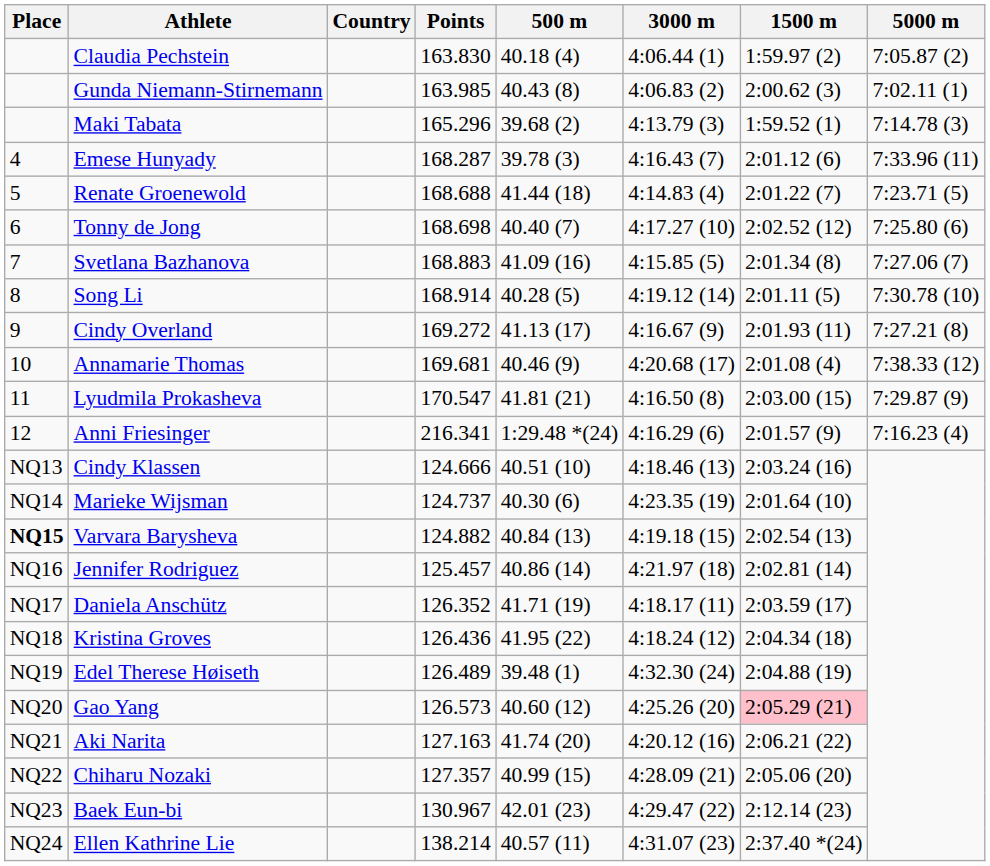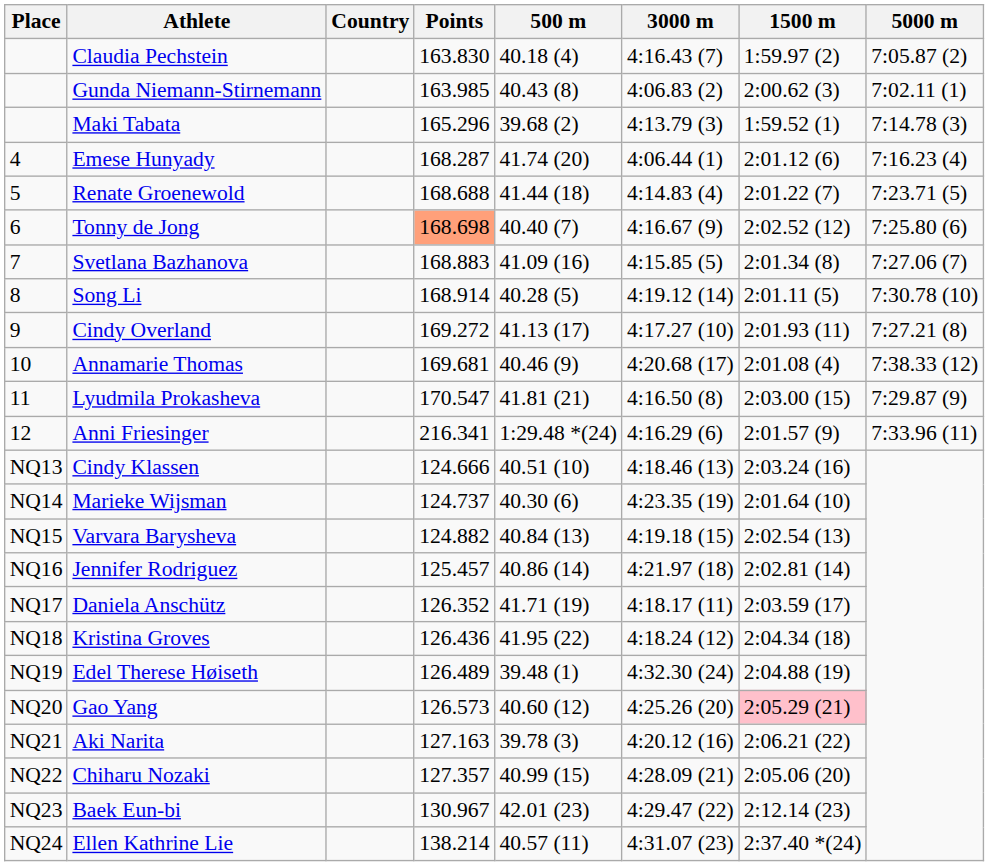(676, 55) 4:06.44 (1) -> (675, 55) 4:16.43 (7)
(540, 158) 39.78 (3) -> (544, 158) 41.74 (20)
(676, 158) 4:16.43 (7) -> (675, 158) 4:06.44 (1)
(925, 158) 7:33.96 (11) -> (919, 158) 7:16.23 (4)
(456, 227) no background -> (454, 227) lightsalmon background
(682, 227) 4:17.27 (10) -> (675, 227) 4:16.67 (9)
(676, 329) 4:16.67 (9) -> (680, 329) 4:17.27 (10)
(920, 432) 7:16.23 (4) -> (924, 432) 7:33.96 (11)
(37, 535) bold -> (36, 535) normal
(546, 741) 41.74 (20) -> (539, 741) 39.78 (3)
